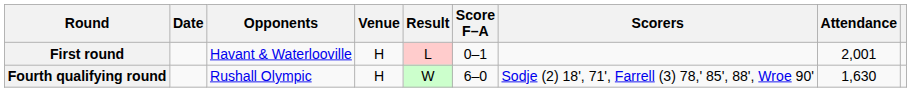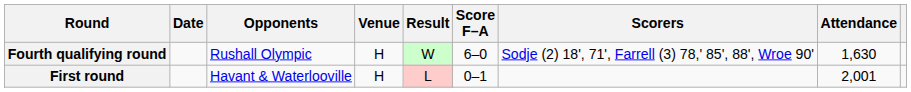rows swapped: (87, 76) <-> (87, 53)
